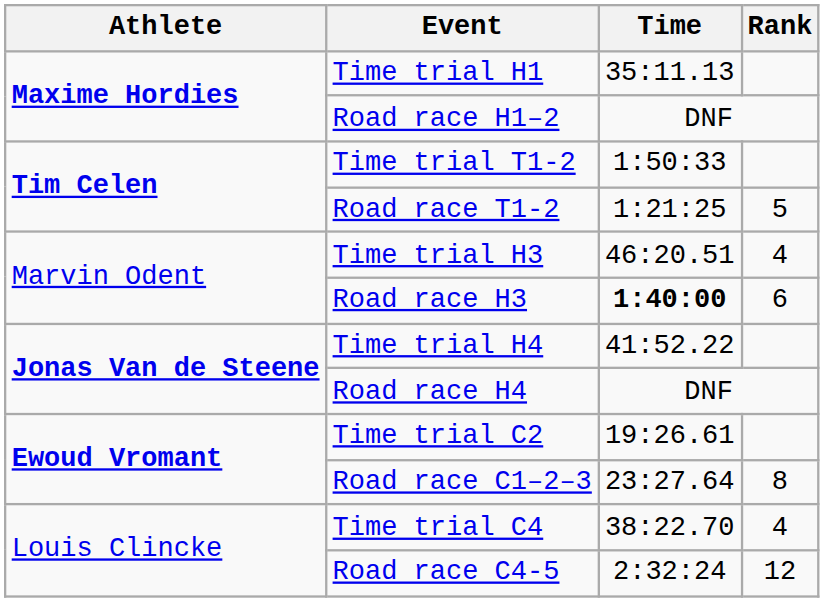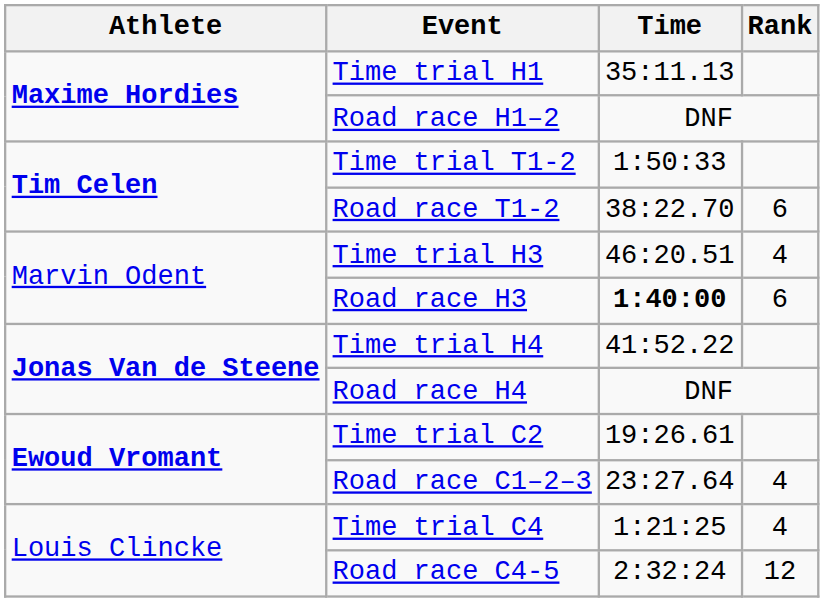(670, 209) 1:21:25 -> (670, 209) 38:22.70
(780, 209) 5 -> (780, 209) 6
(780, 482) 8 -> (780, 482) 4
(670, 527) 38:22.70 -> (670, 527) 1:21:25
